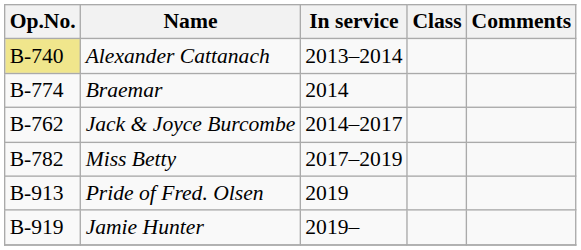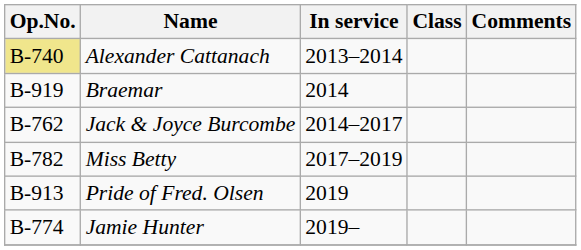(37, 90) B-774 -> (37, 90) B-919
(37, 227) B-919 -> (37, 227) B-774
